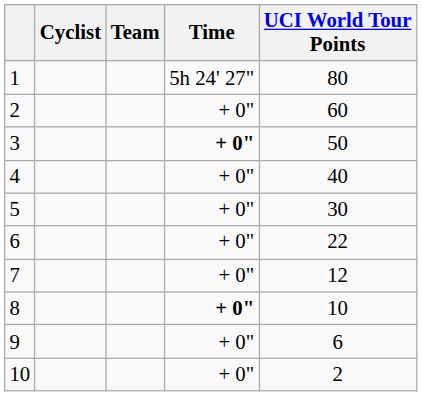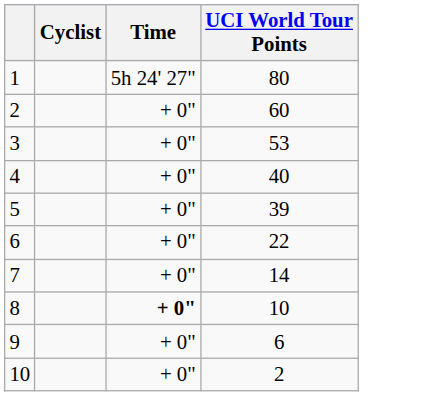- column: (135, 32)
(235, 143) bold -> (178, 143) normal
(338, 143) 50 -> (279, 143) 53
(338, 209) 30 -> (279, 209) 39
(338, 275) 12 -> (279, 275) 14
